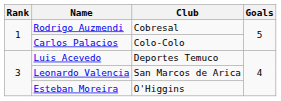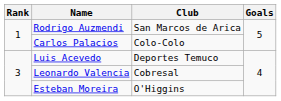(156, 27) Cobresal -> (187, 27) San Marcos de Arica
(187, 73) San Marcos de Arica -> (156, 73) Cobresal
